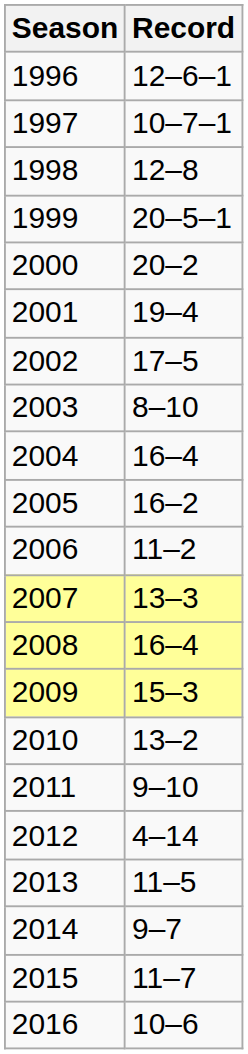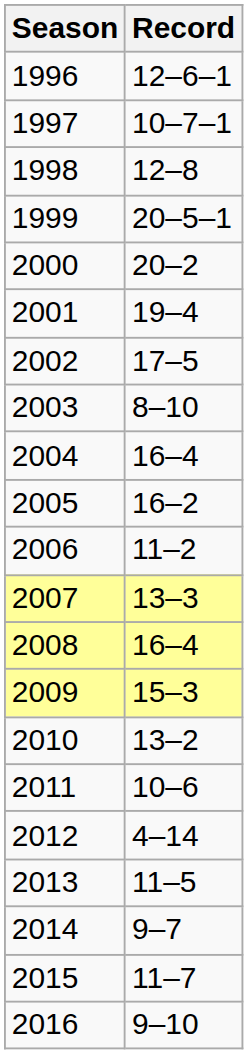(165, 787) 9–10 -> (165, 787) 10–6
(165, 1024) 10–6 -> (165, 1024) 9–10
